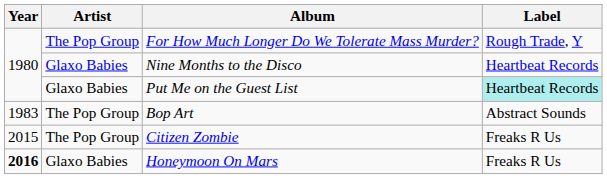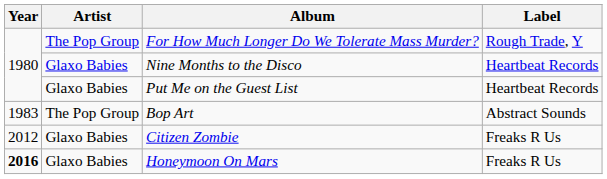(542, 88) paleturquoise background -> (542, 88) no background
(23, 137) 2015 -> (23, 137) 2012
(92, 137) The Pop Group -> (87, 137) Glaxo Babies
